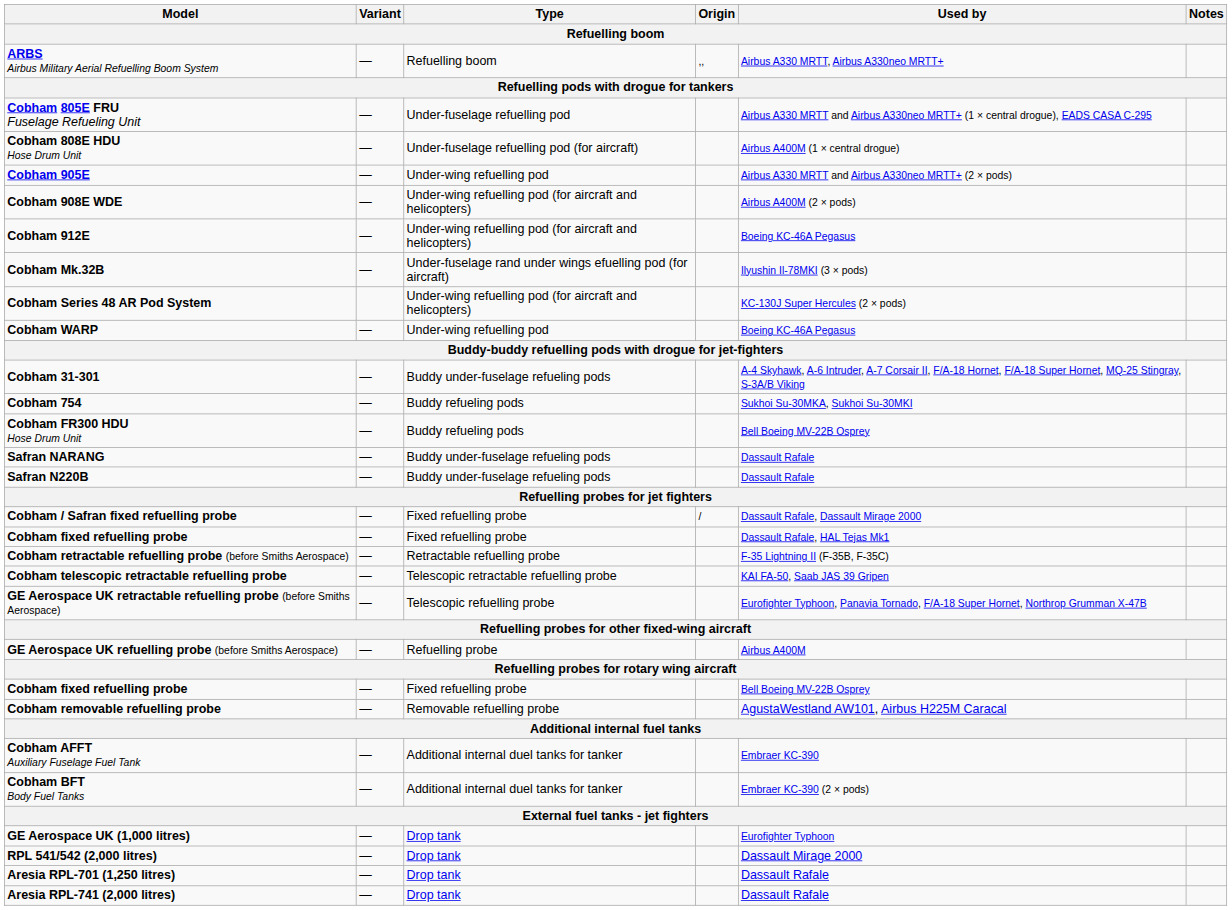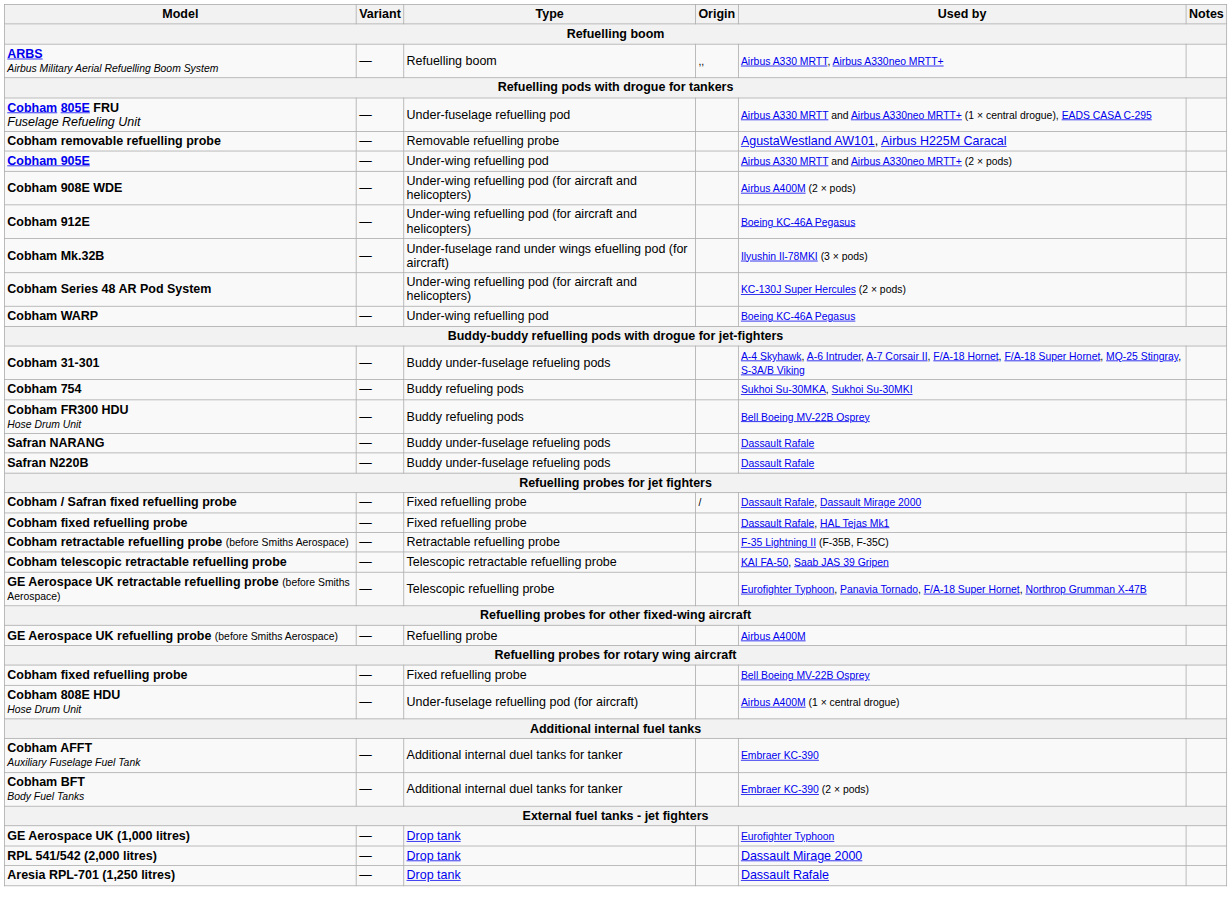rows swapped: (64, 148) <-> (114, 708)
- row: (91, 895)
